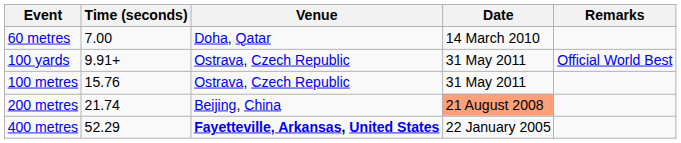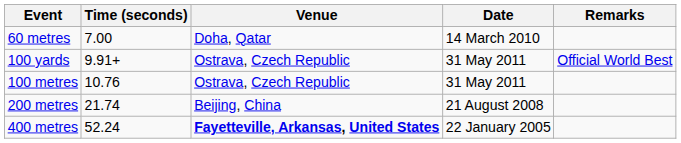(102, 82) 15.76 -> (102, 82) 10.76
(495, 104) lightsalmon background -> (495, 104) no background
(102, 127) 52.29 -> (102, 127) 52.24
